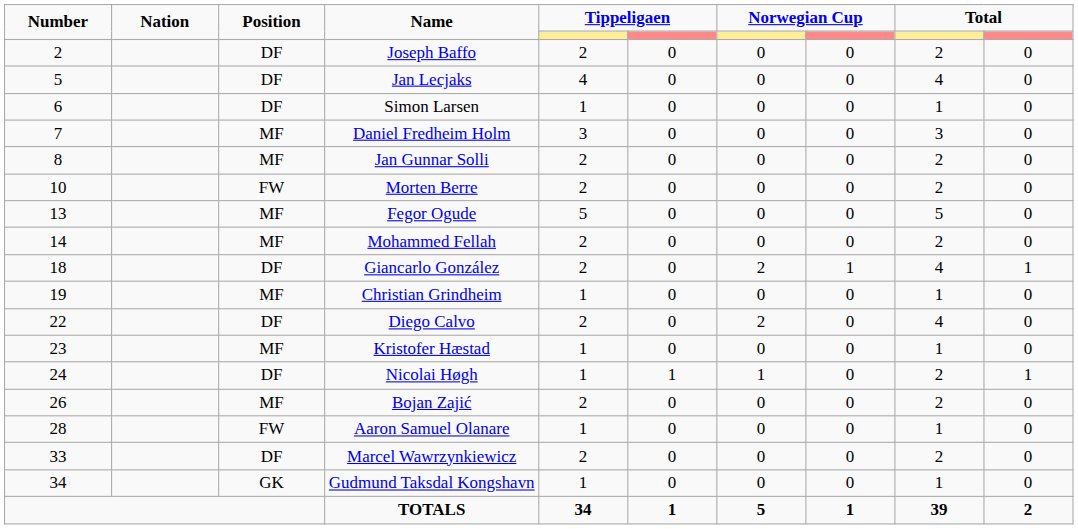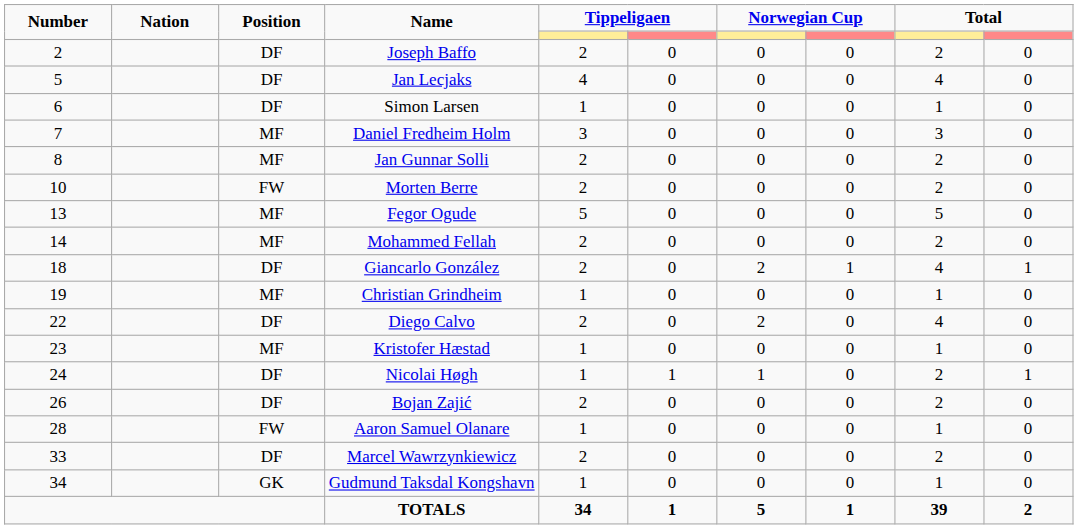(272, 402) MF -> (272, 402) DF
